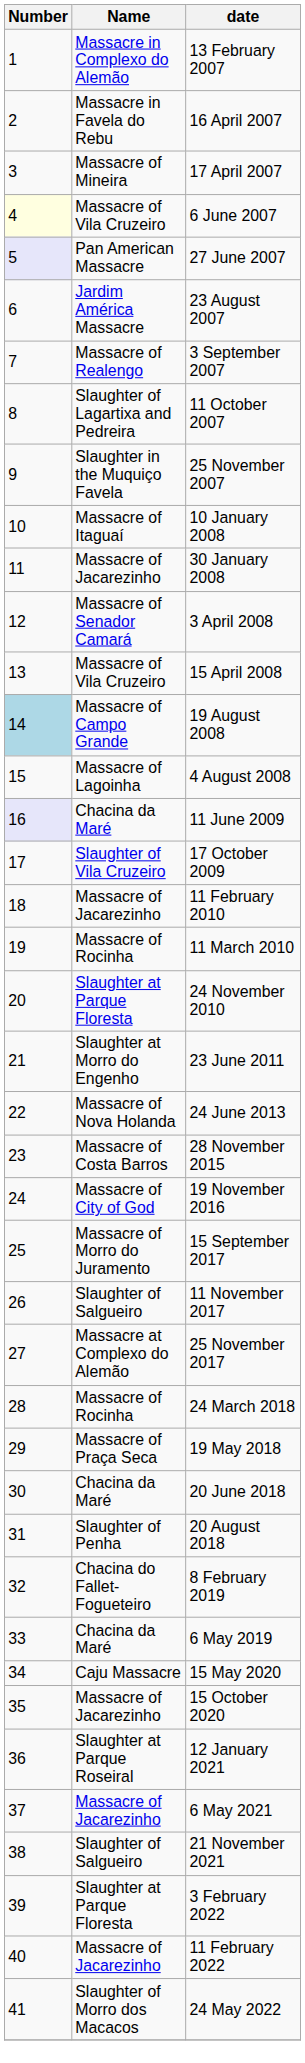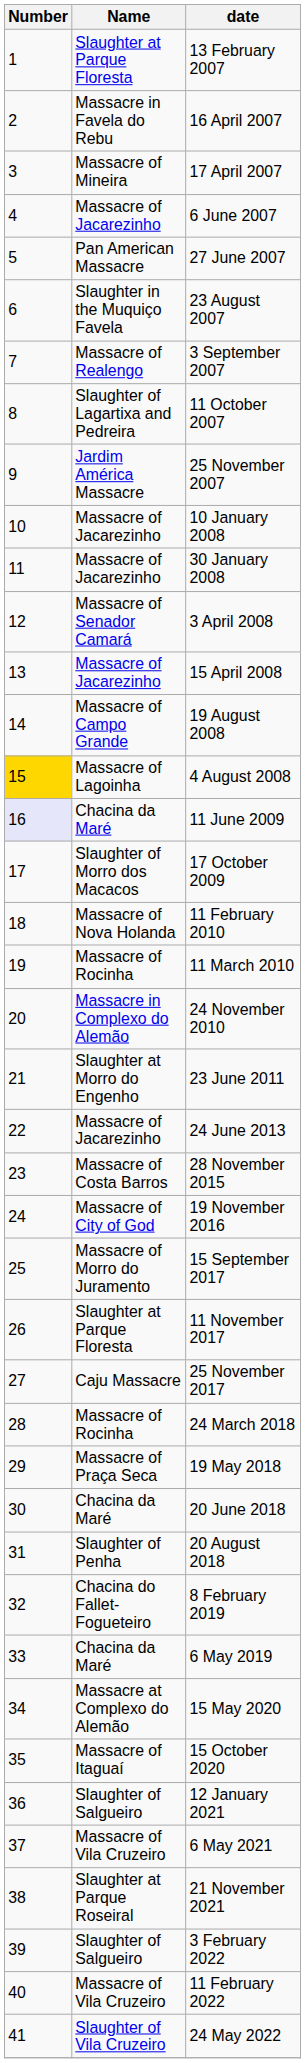(122, 60) Massacre in Complexo do Alemão -> (118, 60) Slaughter at Parque Floresta
(13, 215) lightyellow background -> (13, 215) no background
(120, 215) Massacre of Vila Cruzeiro -> (118, 215) Massacre of Jacarezinho
(13, 258) lavender background -> (13, 258) no background
(110, 310) Jardim América Massacre -> (118, 310) Slaughter in the Muquiço Favela
(118, 474) Slaughter in the Muquiço Favela -> (110, 474) Jardim América Massacre
(118, 526) Massacre of Itaguaí -> (118, 526) Massacre of Jacarezinho
(120, 673) Massacre of Vila Cruzeiro -> (118, 673) Massacre of Jacarezinho
(17, 725) lightblue background -> (17, 725) no background
(17, 777) no background -> (17, 777) gold background
(120, 862) Slaughter of Vila Cruzeiro -> (118, 871) Slaughter of Morro dos Macacos
(118, 905) Massacre of Jacarezinho -> (125, 923) Massacre of Nova Holanda
(118, 1000) Slaughter at Parque Floresta -> (122, 1018) Massacre in Complexo do Alemão
(125, 1113) Massacre of Nova Holanda -> (118, 1131) Massacre of Jacarezinho
(118, 1302) Slaughter of Salgueiro -> (118, 1329) Slaughter at Parque Floresta
(122, 1354) Massacre at Complexo do Alemão -> (128, 1381) Caju Massacre
(128, 1673) Caju Massacre -> (122, 1708) Massacre at Complexo do Alemão
(118, 1707) Massacre of Jacarezinho -> (118, 1760) Massacre of Itaguaí
(118, 1758) Slaughter at Parque Roseiral -> (118, 1803) Slaughter of Salgueiro
(118, 1810) Massacre of Jacarezinho -> (120, 1846) Massacre of Vila Cruzeiro
(118, 1853) Slaughter of Salgueiro -> (118, 1898) Slaughter at Parque Roseiral
(118, 1905) Slaughter at Parque Floresta -> (118, 1950) Slaughter of Salgueiro
(118, 1957) Massacre of Jacarezinho -> (120, 1993) Massacre of Vila Cruzeiro
(118, 2009) Slaughter of Morro dos Macacos -> (120, 2036) Slaughter of Vila Cruzeiro
